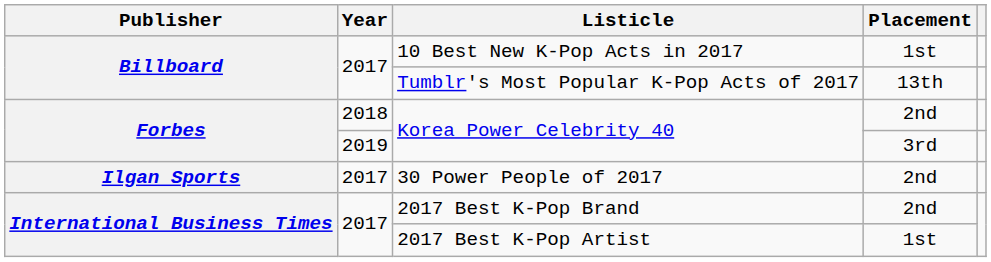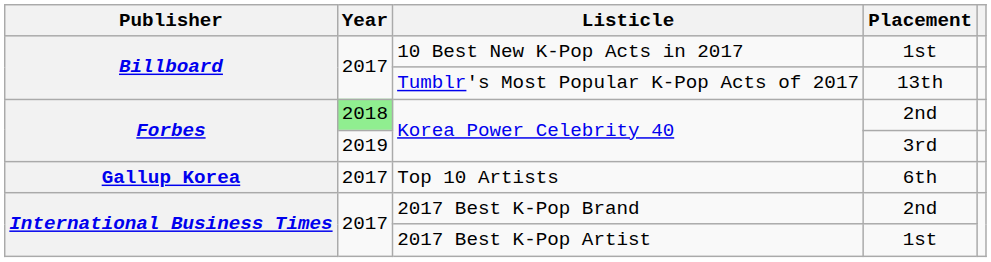(365, 114) no background -> (365, 114) lightgreen background
+ row: (478, 177)
- row: (530, 177)
